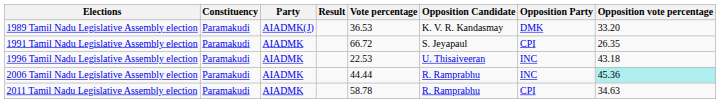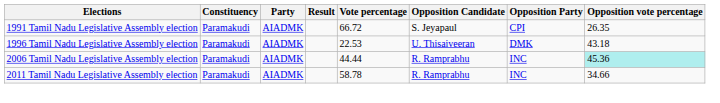- row: (102, 28)
(529, 59) INC -> (521, 43) DMK
(528, 91) CPI -> (518, 75) INC
(609, 91) 34.63 -> (598, 75) 34.66
